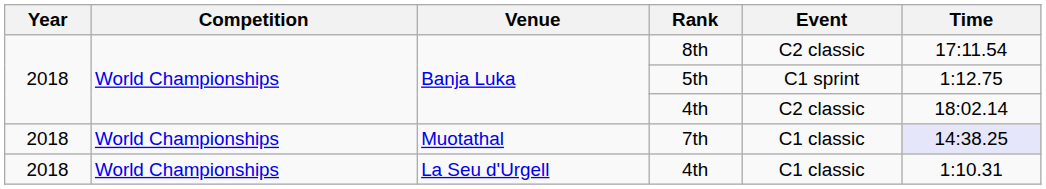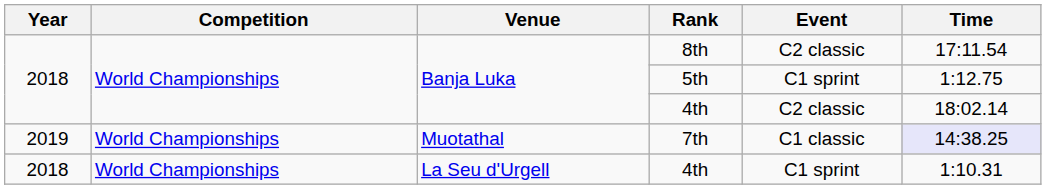(48, 139) 2018 -> (48, 139) 2019
(822, 169) C1 classic -> (822, 169) C1 sprint
